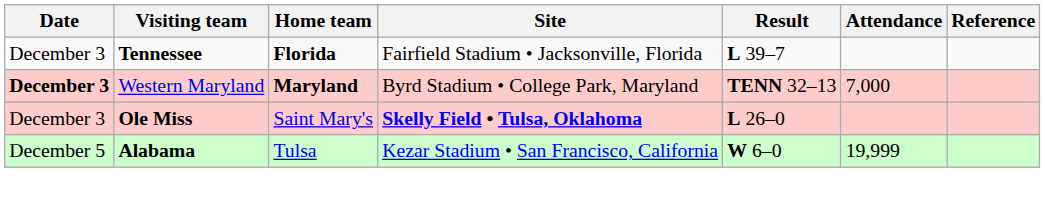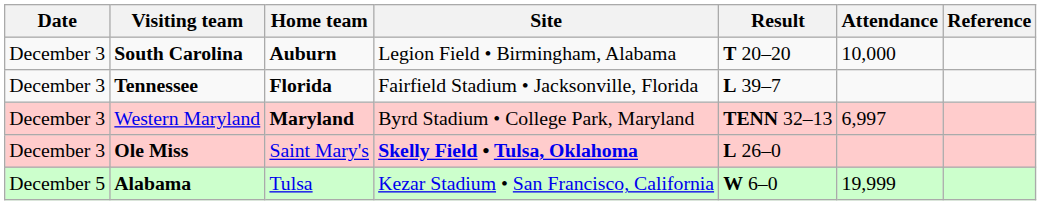+ row: (179, 53)
(59, 86) bold -> (57, 118) normal
(868, 86) 7,000 -> (864, 118) 6,997
